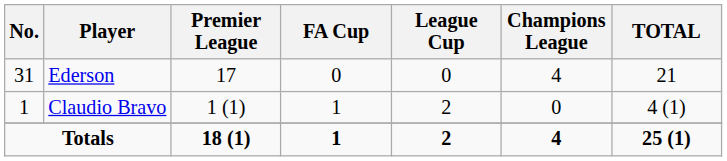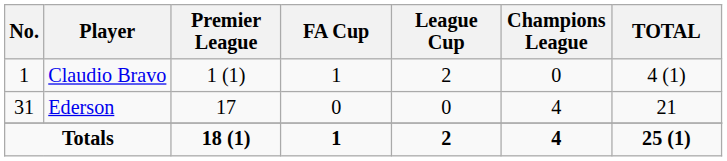rows swapped: (81, 75) <-> (107, 107)
